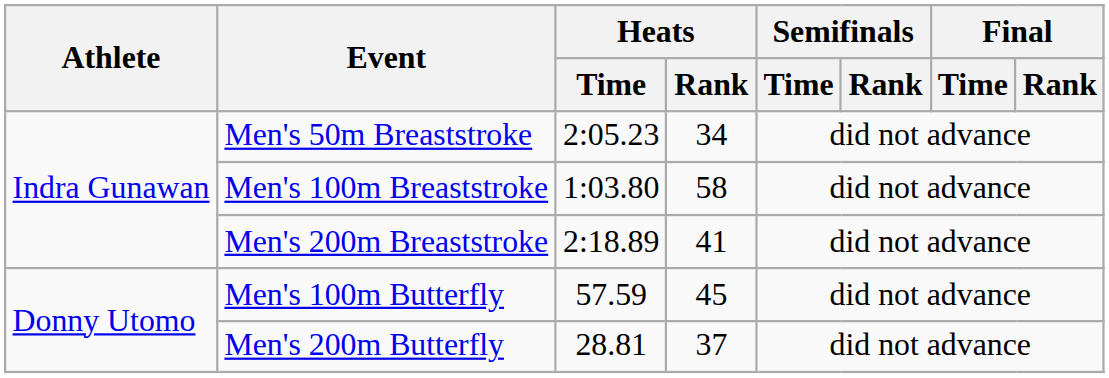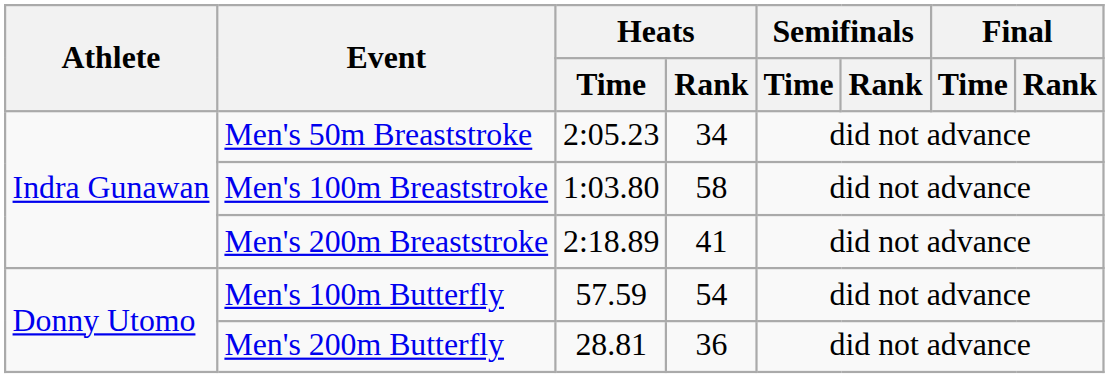(711, 293) 45 -> (711, 293) 54
(711, 346) 37 -> (711, 346) 36
